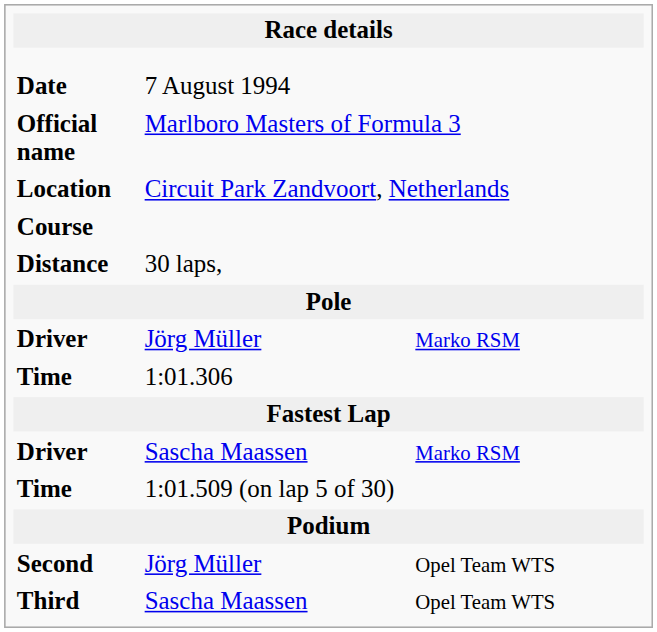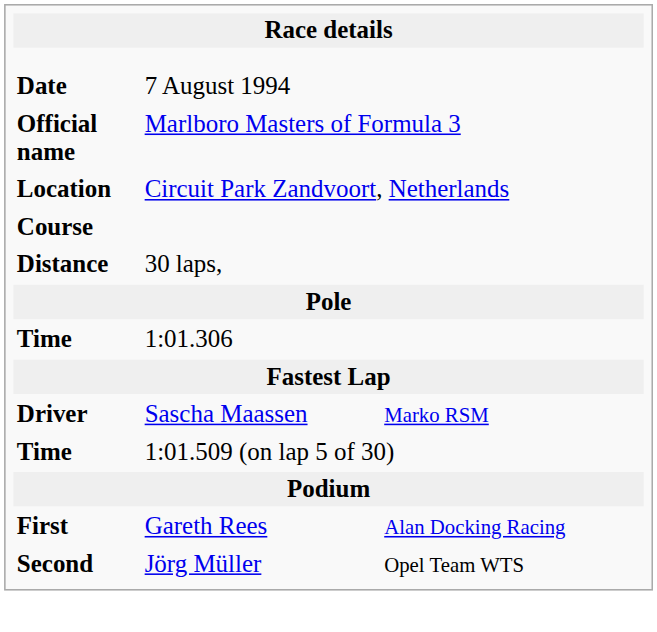- row: (52, 339)
+ row: (42, 526)
- row: (48, 601)
